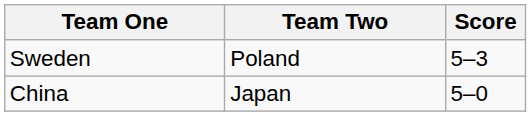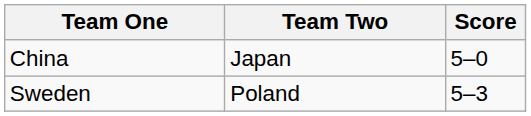rows swapped: (50, 57) <-> (39, 93)
